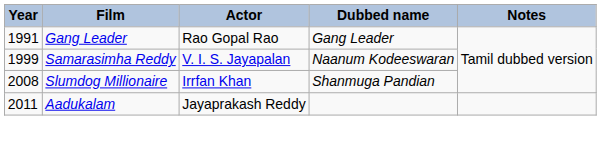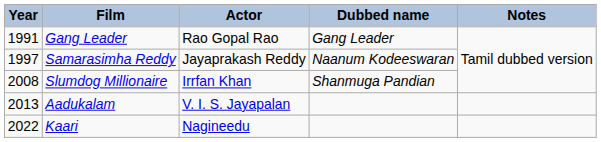(23, 60) 1999 -> (23, 60) 1997
(236, 60) V. I. S. Jayapalan -> (244, 60) Jayaprakash Reddy
(23, 104) 2011 -> (23, 104) 2013
(244, 104) Jayaprakash Reddy -> (236, 104) V. I. S. Jayapalan
+ row: (62, 126)
